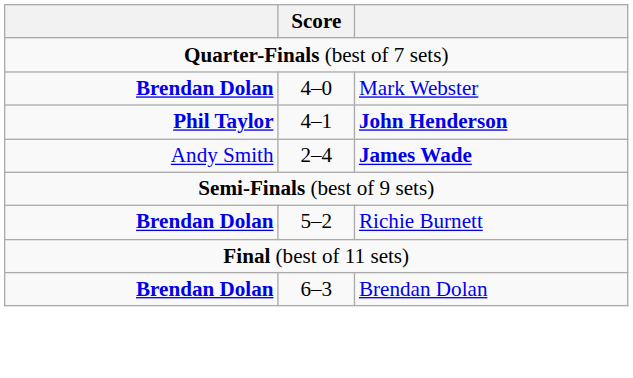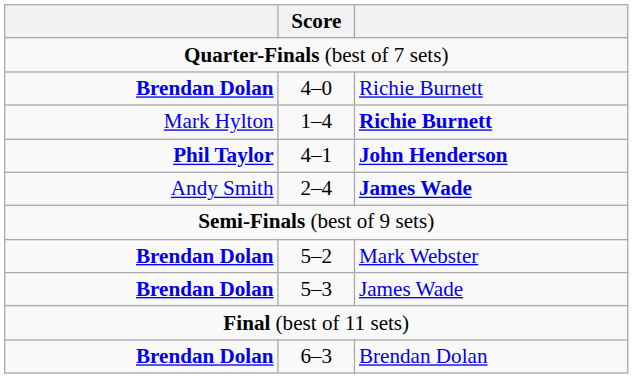(419, 88) Mark Webster -> (421, 88) Richie Burnett
+ row: (316, 121)
(421, 222) Richie Burnett -> (419, 255) Mark Webster
+ row: (316, 289)
